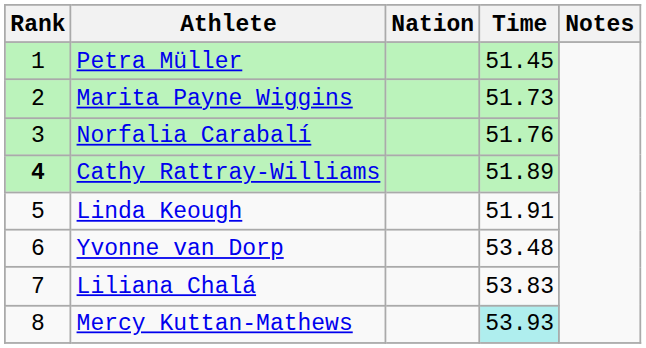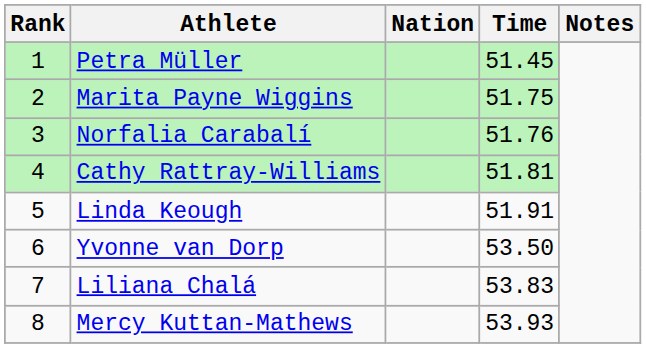(520, 99) 51.73 -> (520, 99) 51.75
(38, 174) bold -> (38, 174) normal
(520, 174) 51.89 -> (520, 174) 51.81
(520, 249) 53.48 -> (520, 249) 53.50
(520, 324) paleturquoise background -> (520, 324) no background
